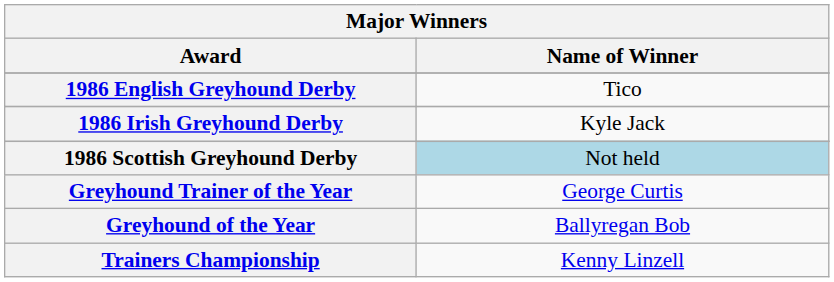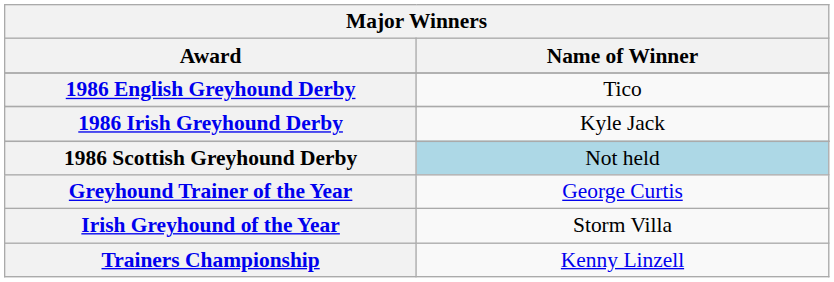- row: (211, 225)
+ row: (211, 225)
